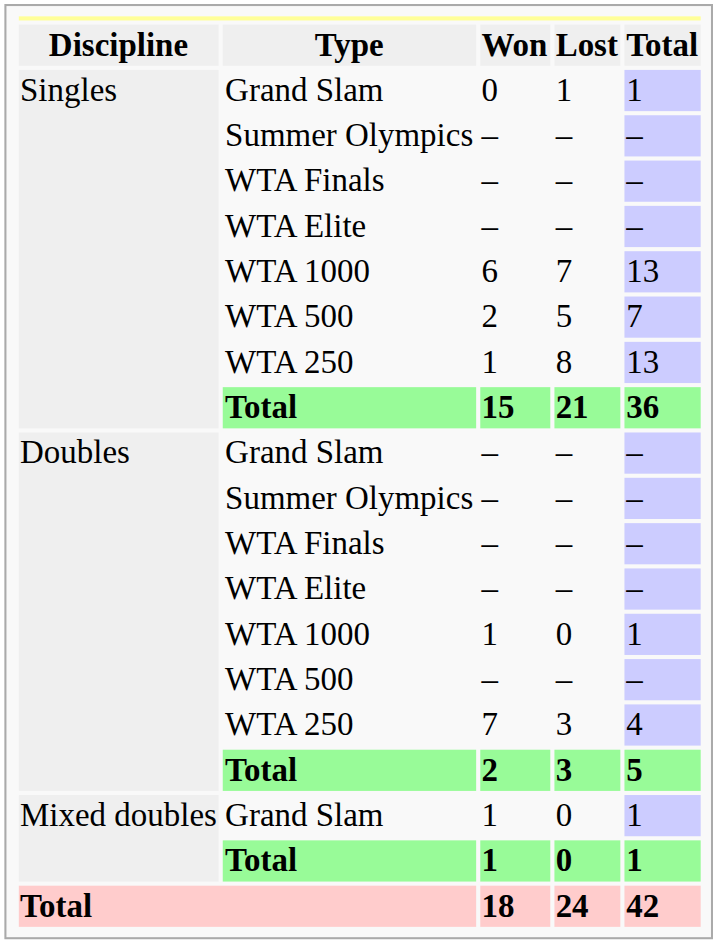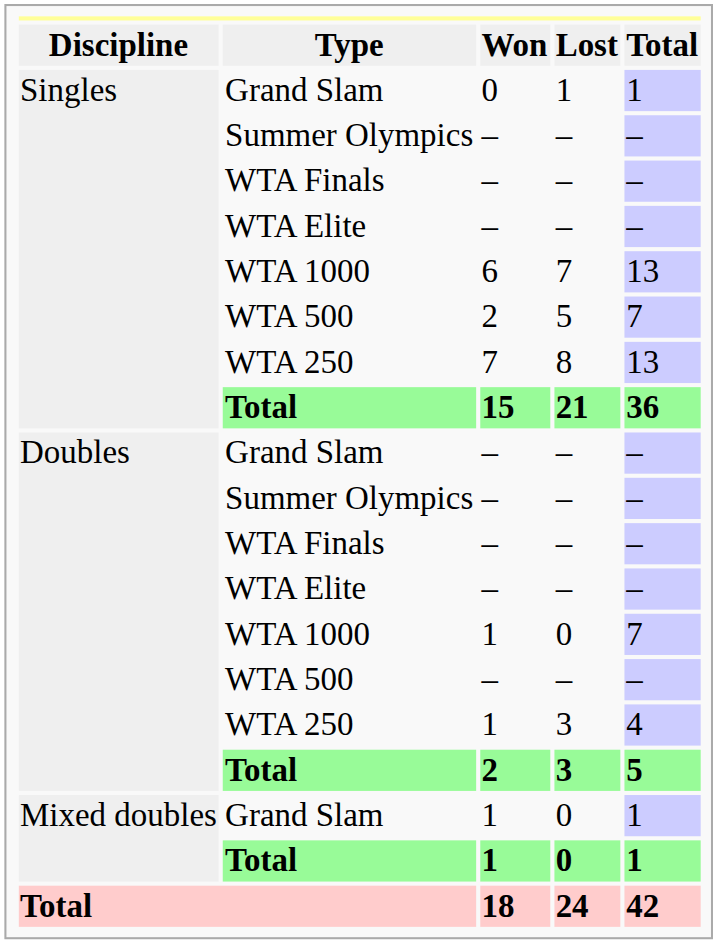(490, 362) 1 -> (490, 362) 7
(634, 634) 1 -> (634, 634) 7
(490, 724) 7 -> (490, 724) 1
